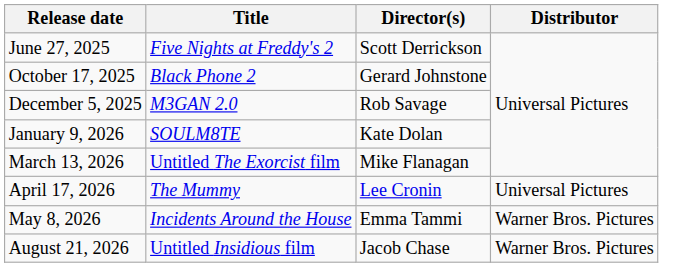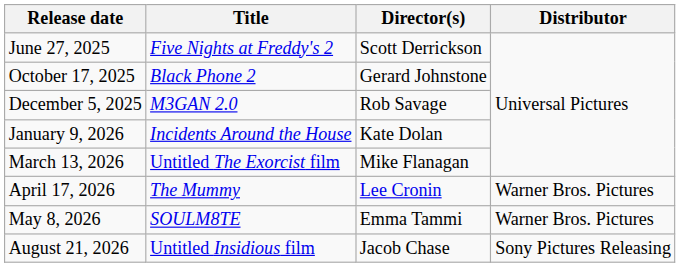(195, 133) SOULM8TE -> (251, 133) Incidents Around the House
(562, 190) Universal Pictures -> (575, 190) Warner Bros. Pictures
(251, 219) Incidents Around the House -> (195, 219) SOULM8TE
(575, 248) Warner Bros. Pictures -> (583, 248) Sony Pictures Releasing
